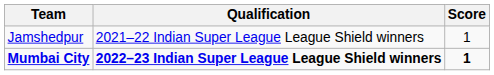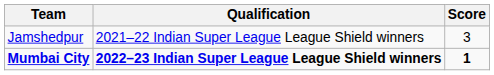(467, 37) 1 -> (467, 37) 3
